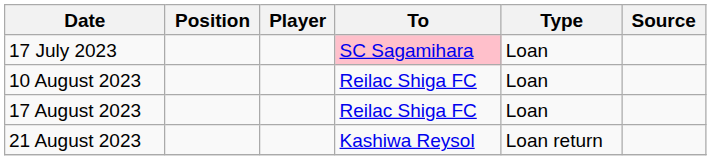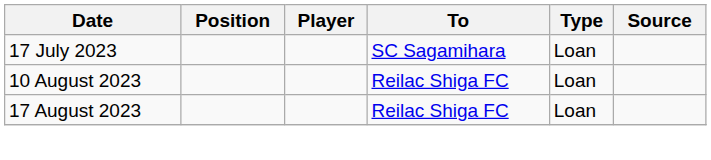(407, 50) pink background -> (439, 50) no background
- row: (75, 140)
